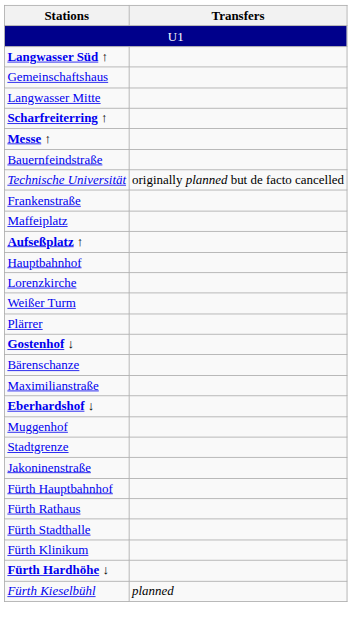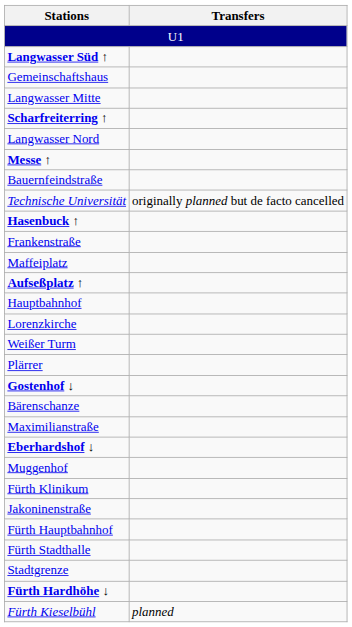+ row: (53, 139)
+ row: (43, 221)
rows swapped: (38, 447) <-> (48, 550)
- row: (44, 509)
